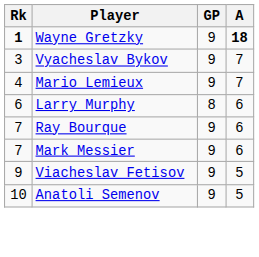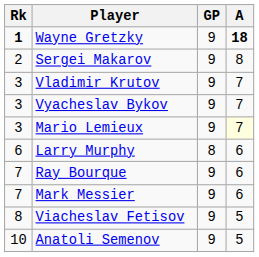+ row: (93, 61)
+ row: (98, 83)
(18, 83) 4 -> (18, 128) 3
(239, 83) no background -> (239, 128) lightyellow background
(18, 173) 9 -> (18, 218) 8
